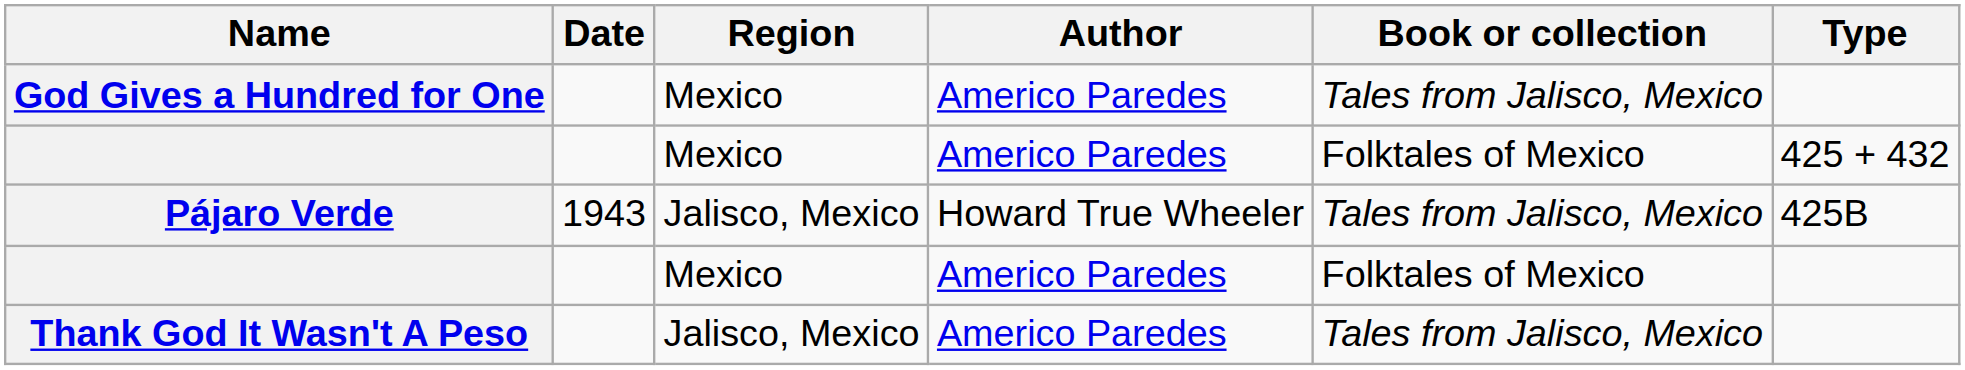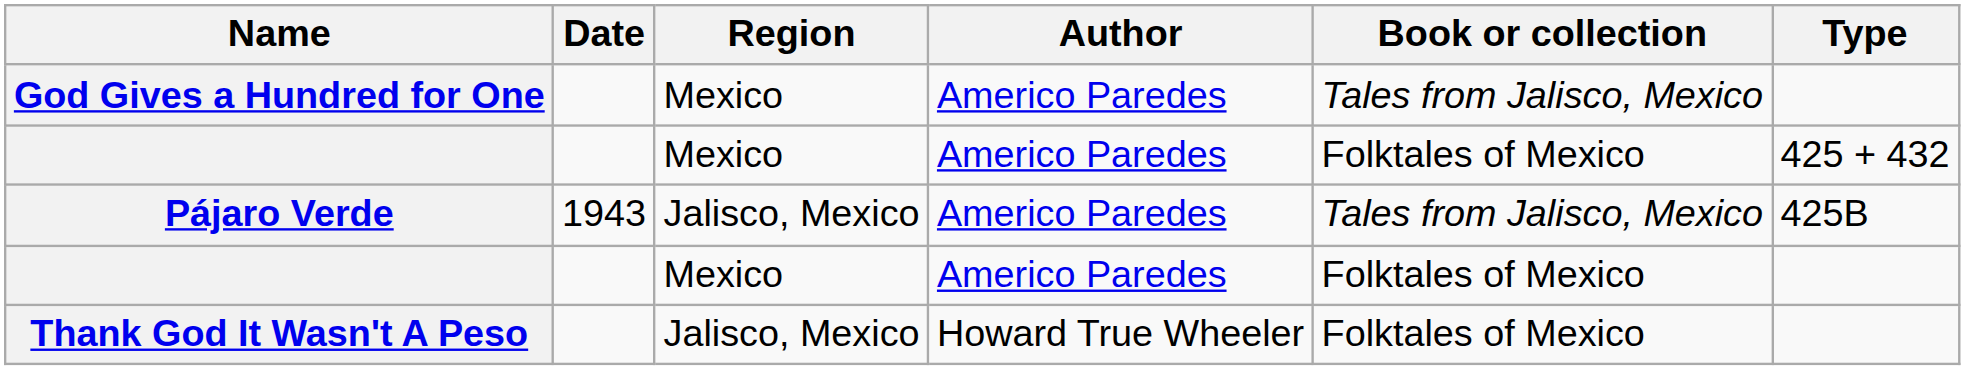(1121, 214) Howard True Wheeler -> (1082, 214) Americo Paredes
(1082, 333) Americo Paredes -> (1121, 333) Howard True Wheeler
(1542, 333) Tales from Jalisco, Mexico -> (1483, 333) Folktales of Mexico
